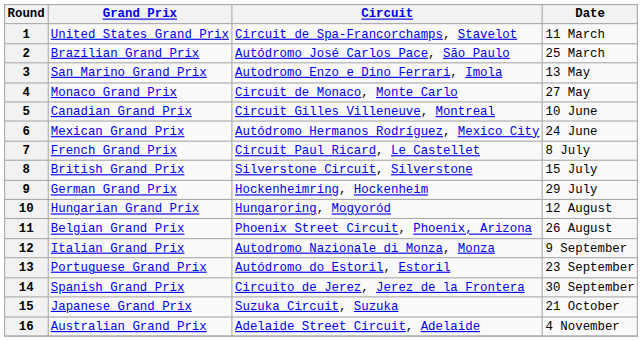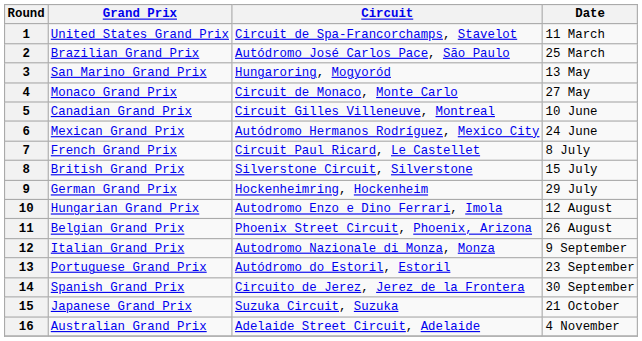(369, 73) Autodromo Enzo e Dino Ferrari, Imola -> (313, 73) Hungaroring, Mogyoród
(313, 209) Hungaroring, Mogyoród -> (369, 209) Autodromo Enzo e Dino Ferrari, Imola
